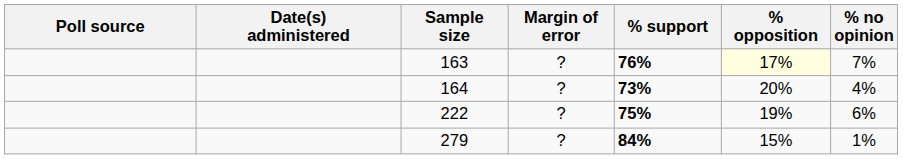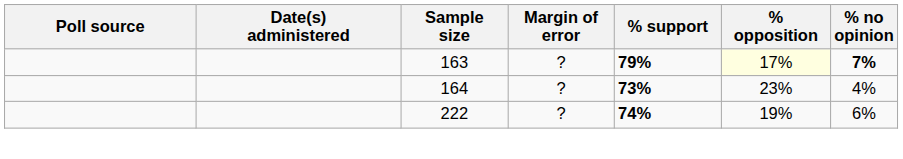(635, 62) 76% -> (635, 62) 79%
(864, 62) normal -> (864, 62) bold
(776, 88) 20% -> (776, 88) 23%
(635, 114) 75% -> (635, 114) 74%
- row: (454, 140)
